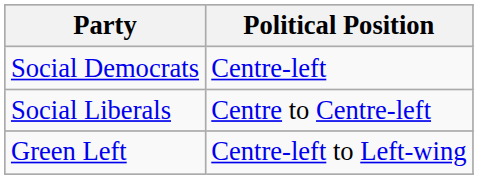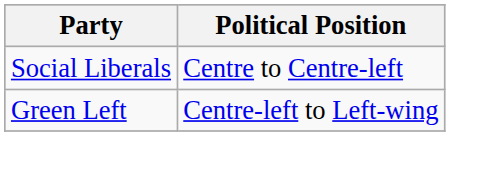- row: (105, 67)
